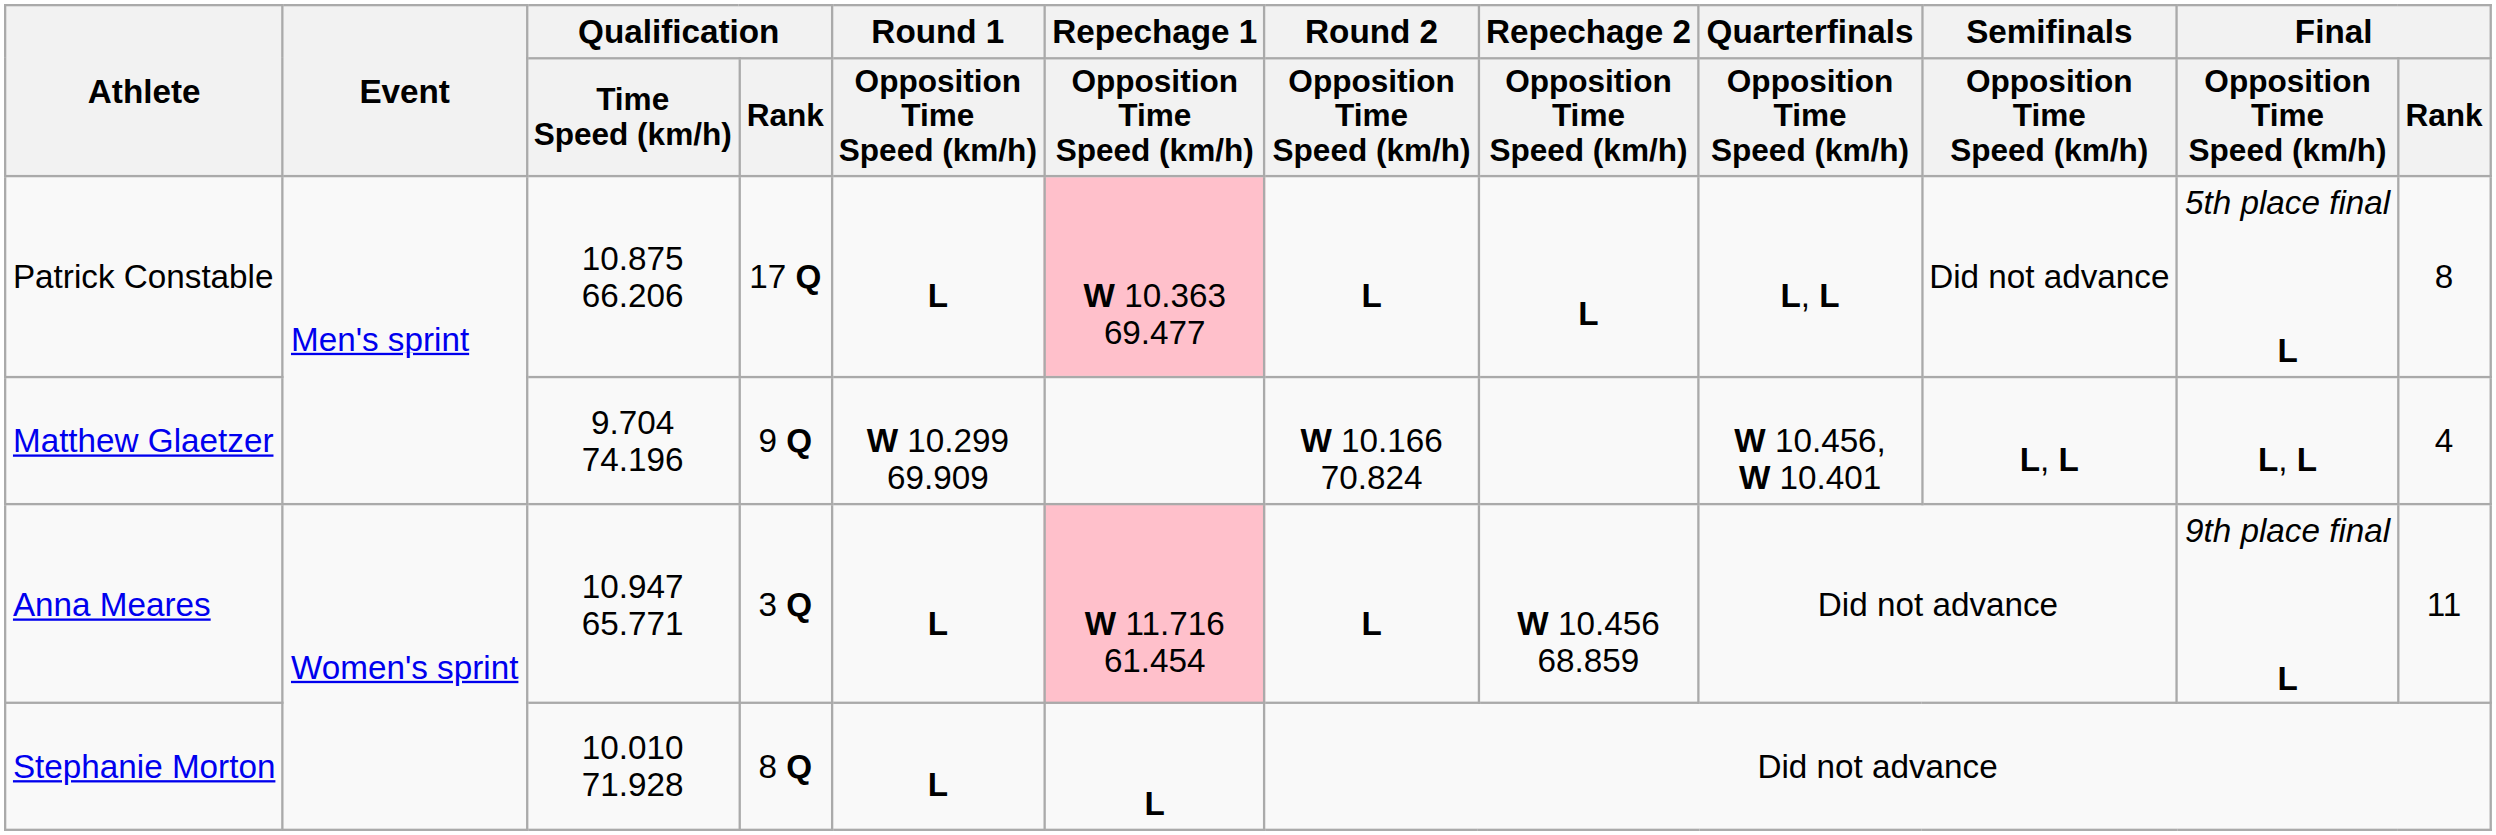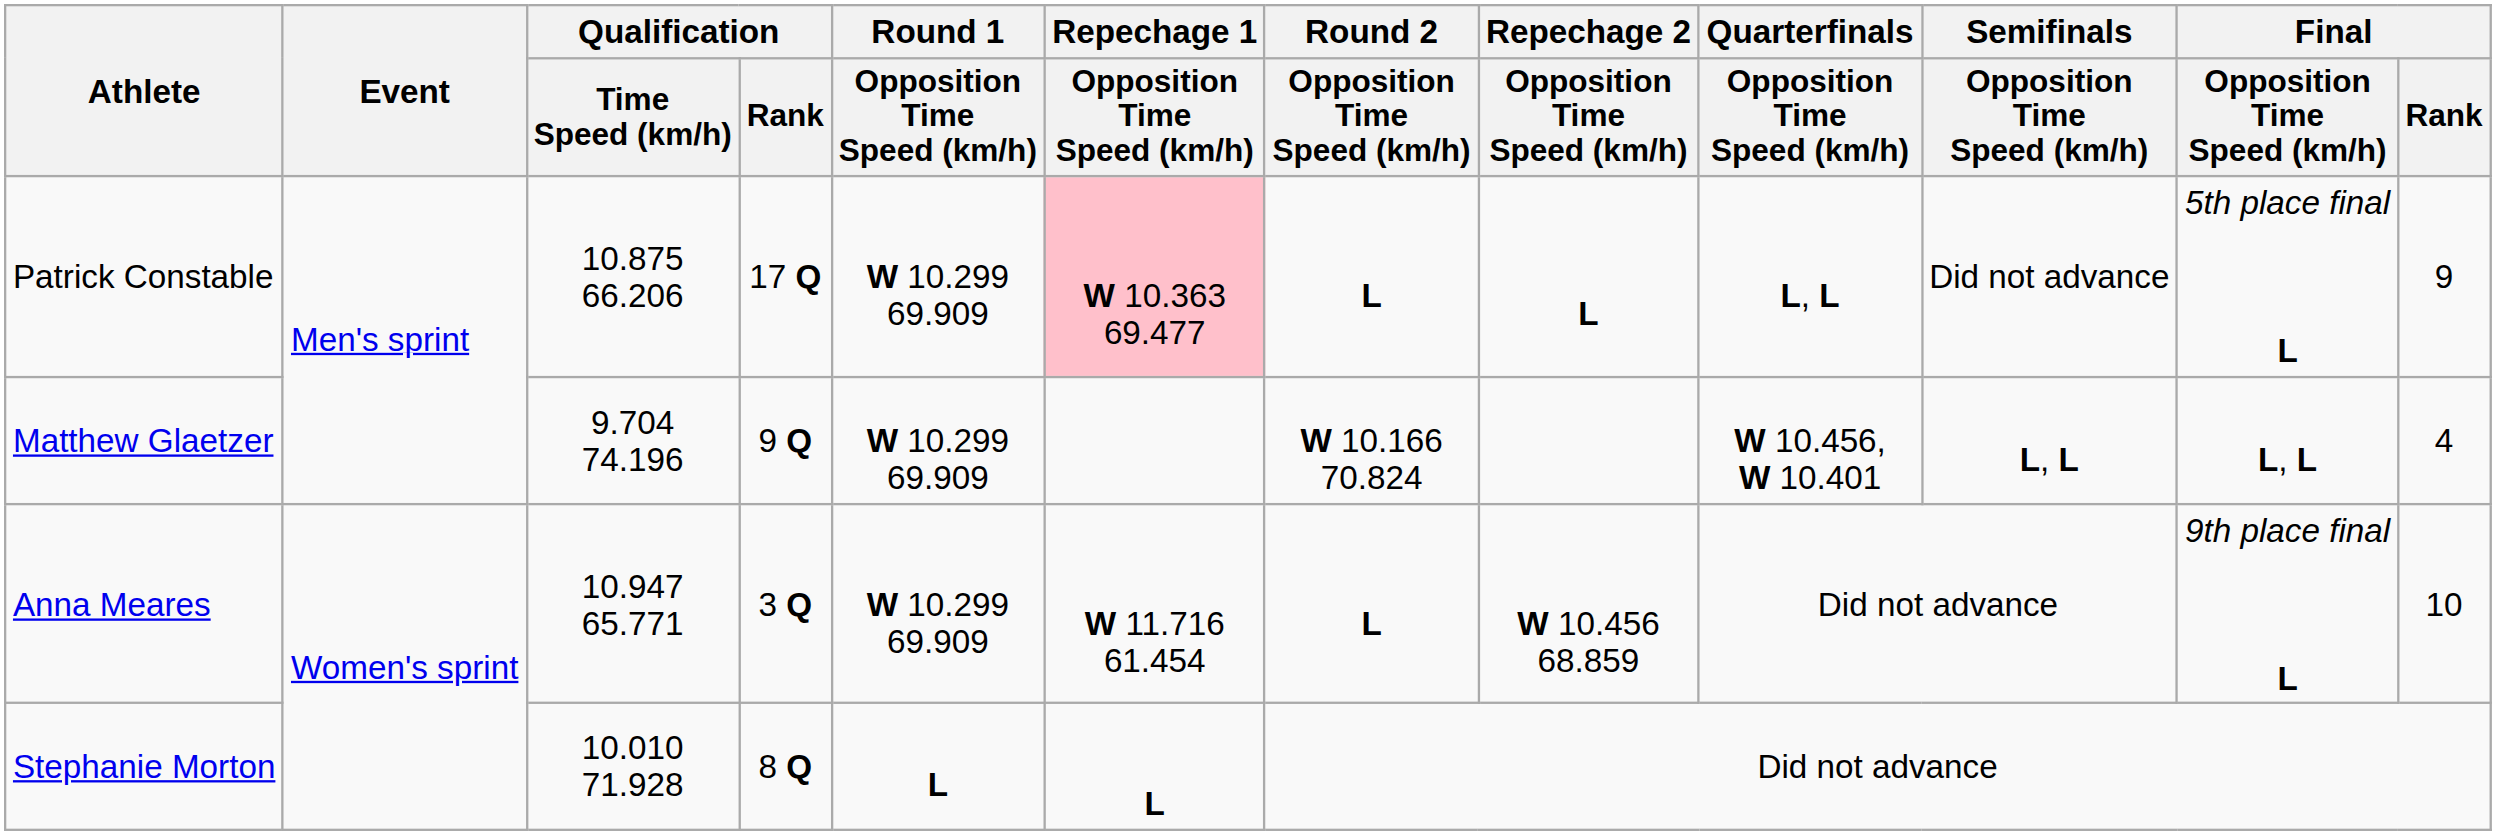(938, 296) L -> (938, 296) W 10.299 69.909
(2444, 277) 8 -> (2444, 277) 9
(938, 623) L -> (938, 623) W 10.299 69.909
(1155, 641) pink background -> (1155, 641) no background
(2444, 604) 11 -> (2444, 604) 10
